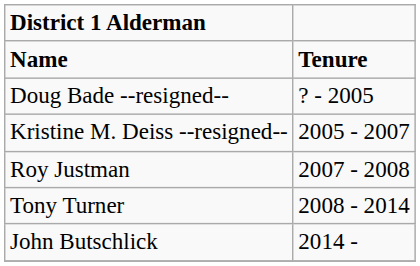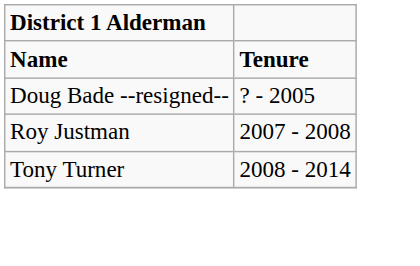- row: (149, 132)
- row: (84, 242)
